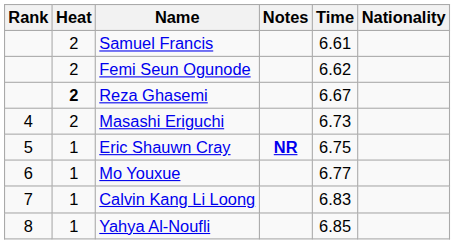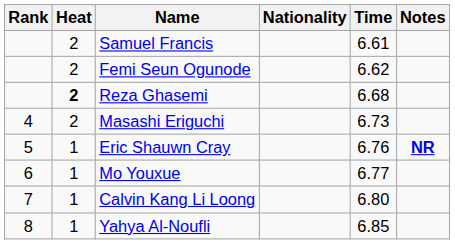columns swapped: (404, 18) <-> (286, 18)
(335, 96) 6.67 -> (373, 96) 6.68
(335, 148) 6.75 -> (373, 148) 6.76
(335, 200) 6.83 -> (373, 200) 6.80
